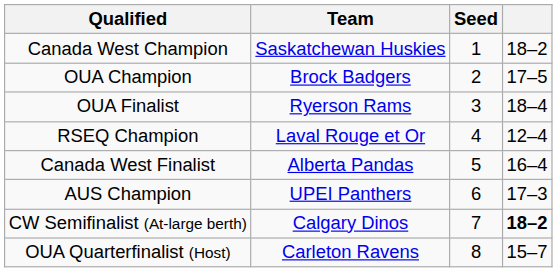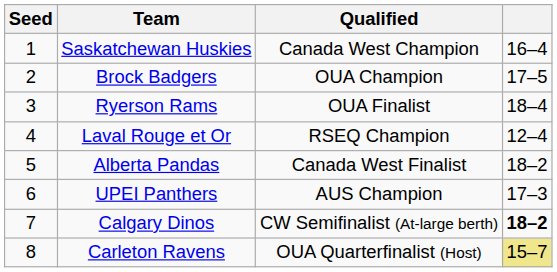columns swapped: (476, 19) <-> (128, 19)
(527, 48) 18–2 -> (527, 48) 16–4
(527, 164) 16–4 -> (527, 164) 18–2
(527, 252) no background -> (527, 252) khaki background
